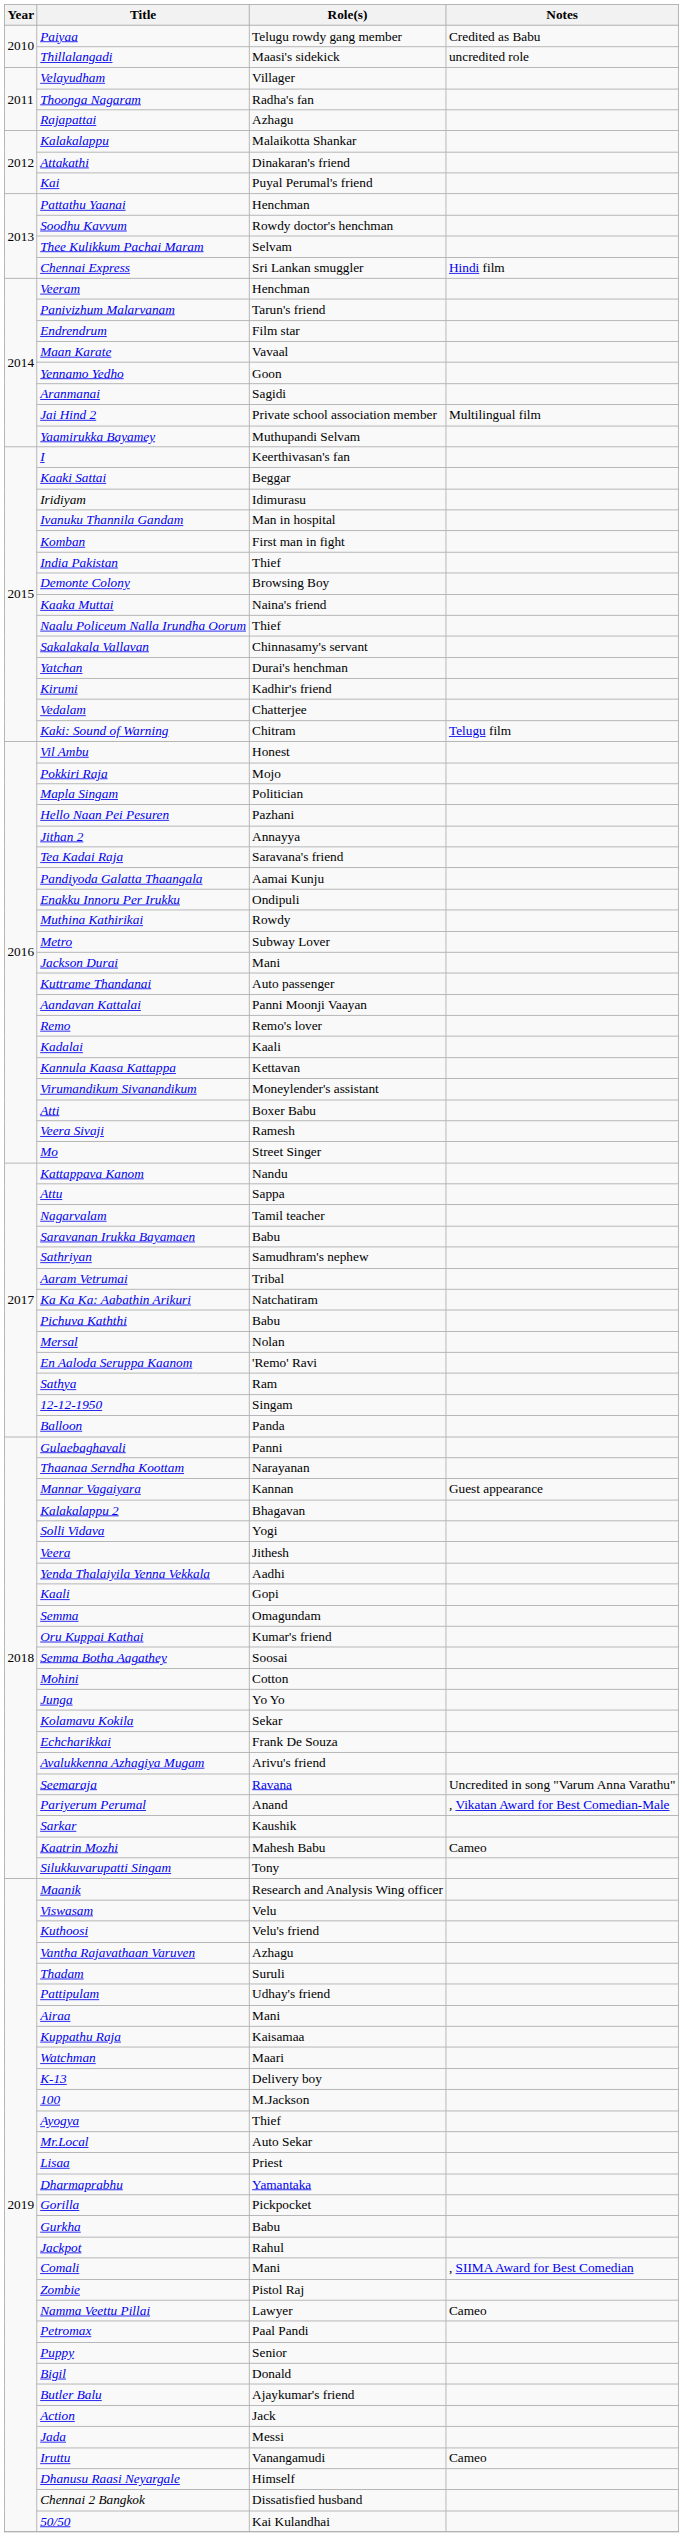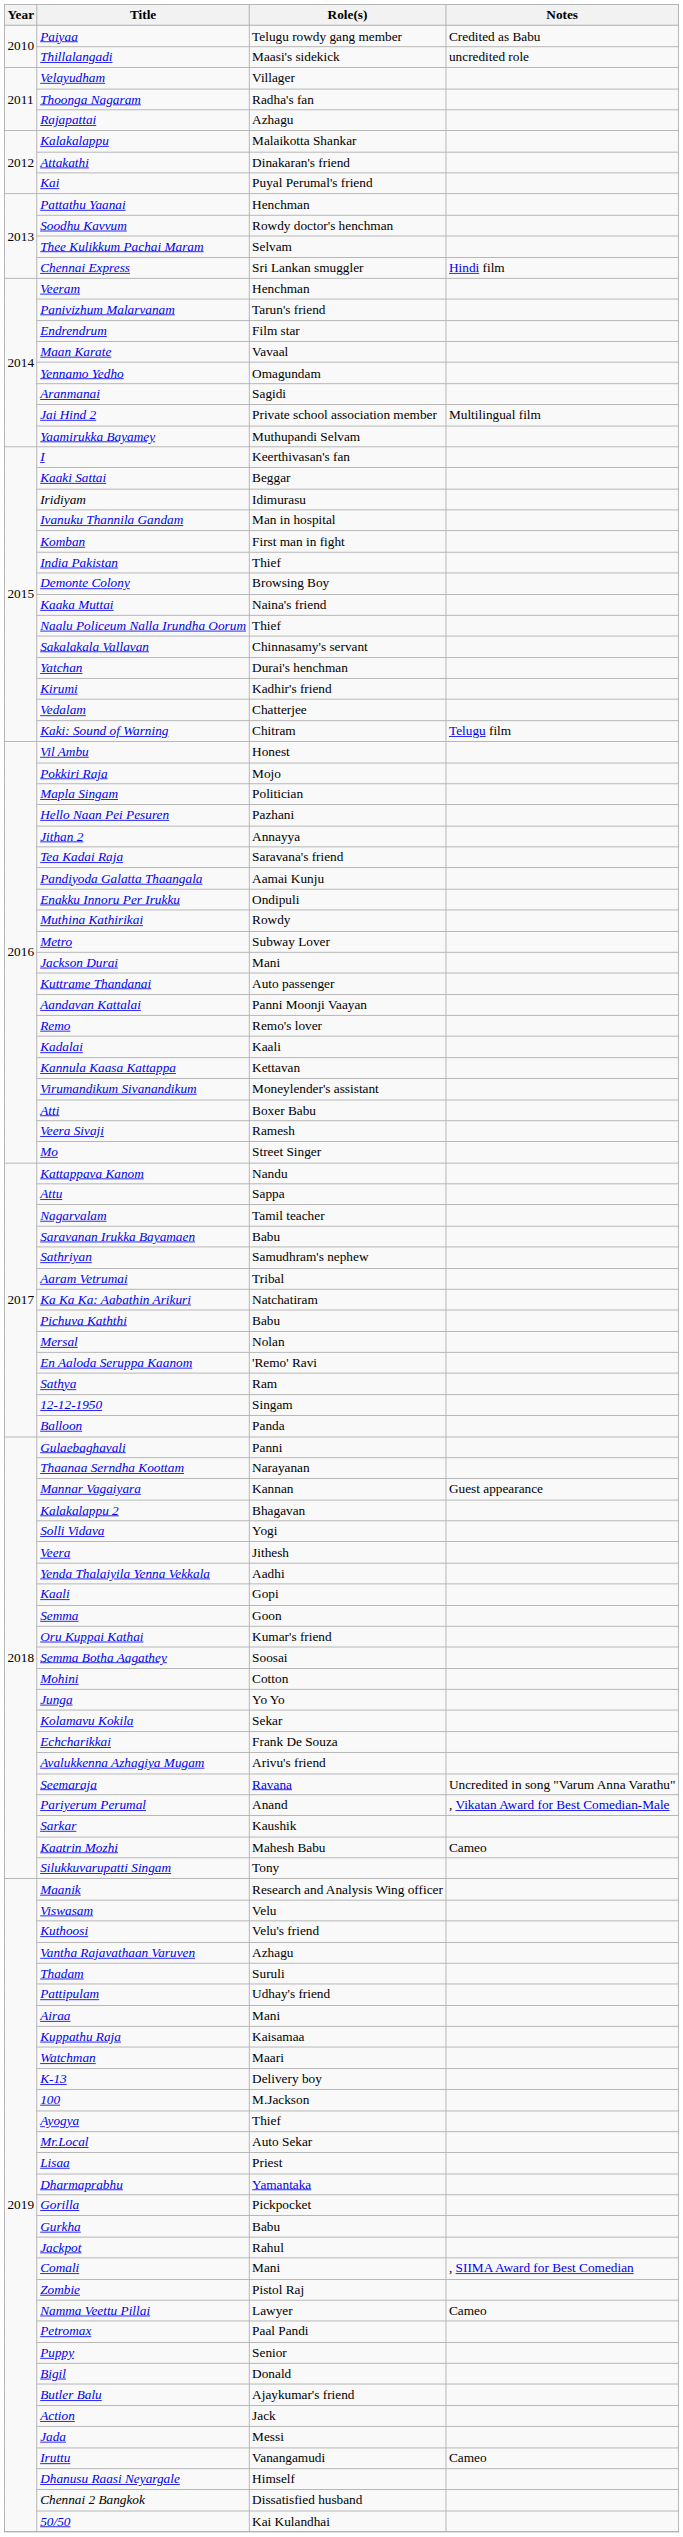(267, 373) Goon -> (286, 373) Omagundam
(286, 1615) Omagundam -> (267, 1615) Goon
